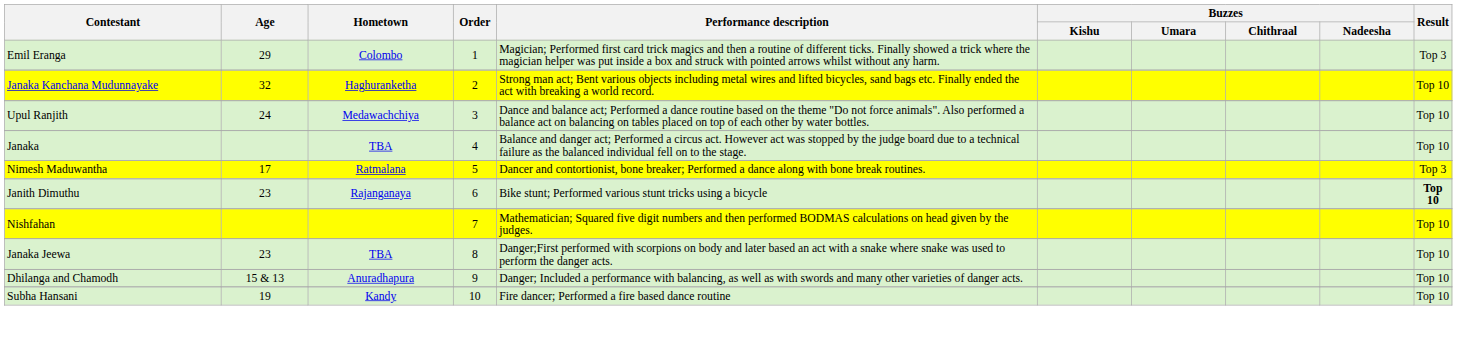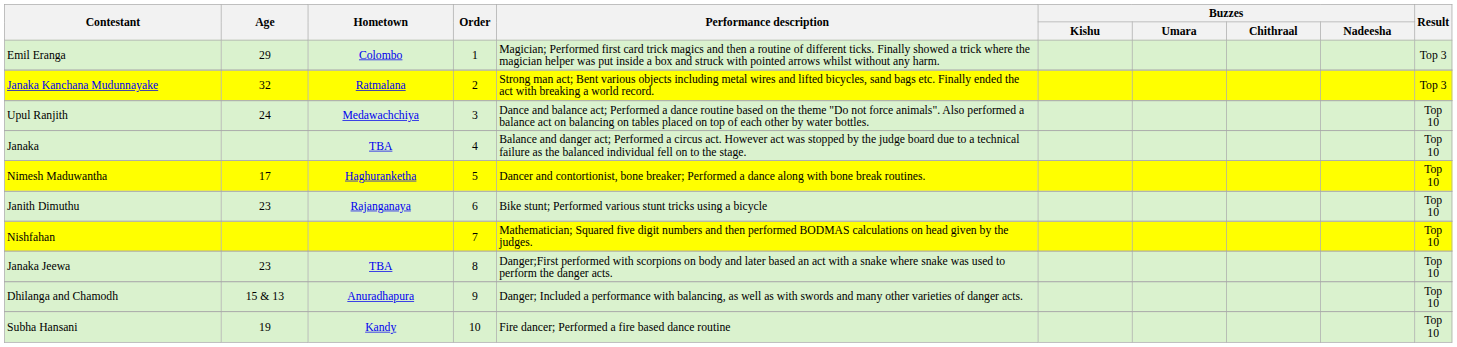(381, 85) Haghuranketha -> (381, 85) Ratmalana
(1433, 85) Top 10 -> (1433, 85) Top 3
(381, 170) Ratmalana -> (381, 176) Haghuranketha
(1433, 170) Top 3 -> (1433, 176) Top 10
(1433, 194) bold -> (1433, 206) normal
